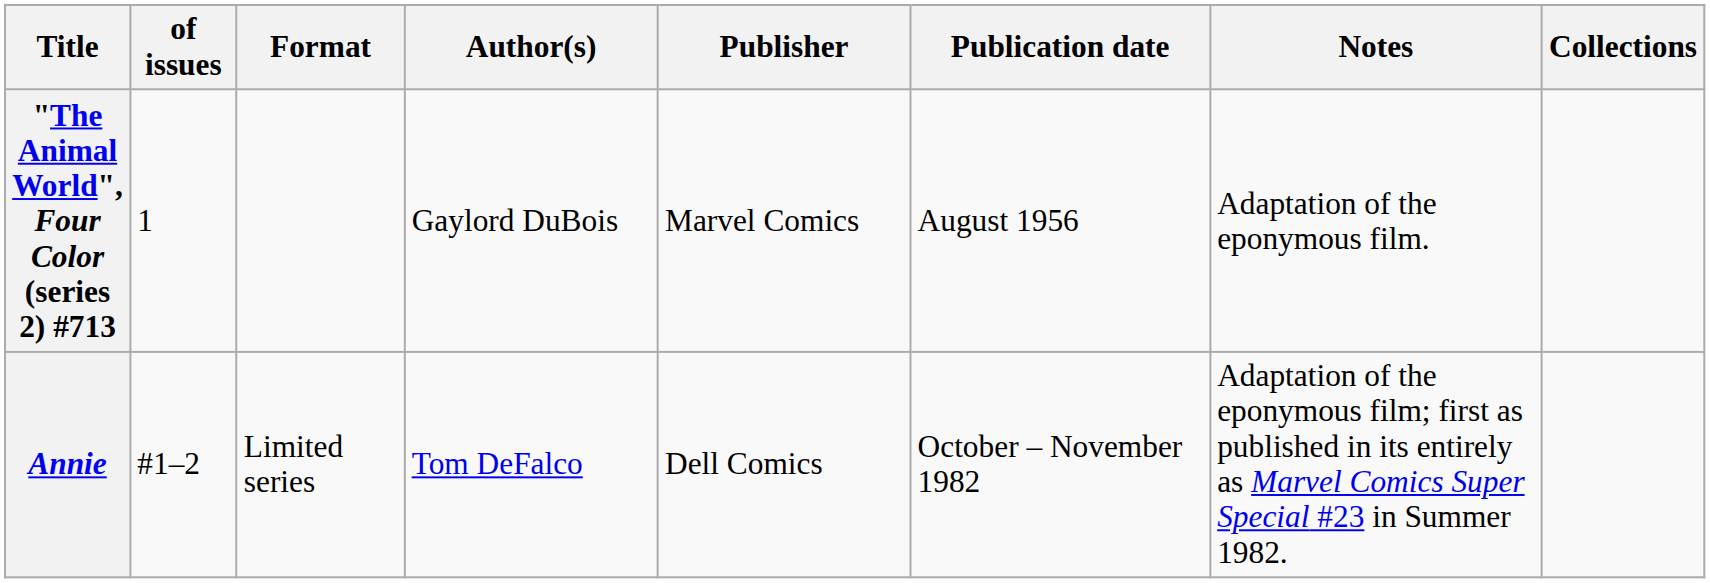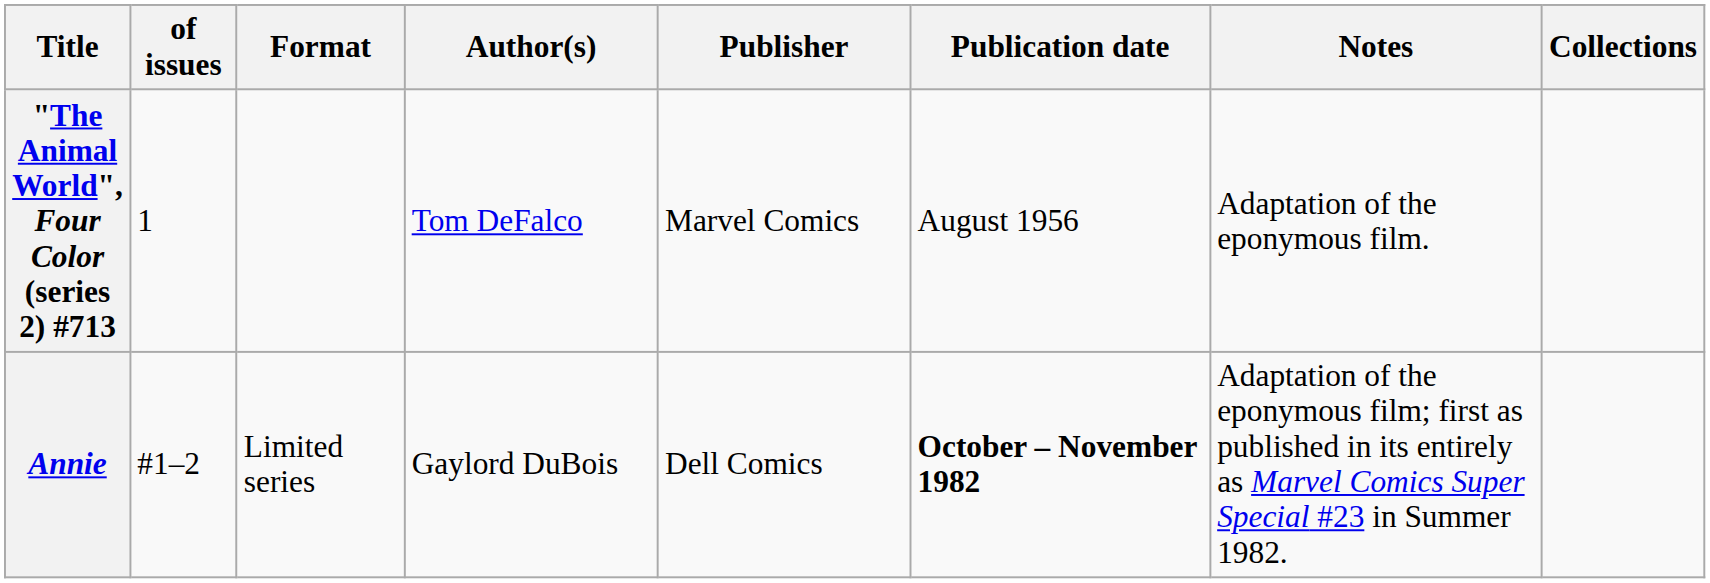(515, 220) Gaylord DuBois -> (497, 220) Tom DeFalco
(497, 463) Tom DeFalco -> (515, 463) Gaylord DuBois
(1050, 463) normal -> (1057, 463) bold
